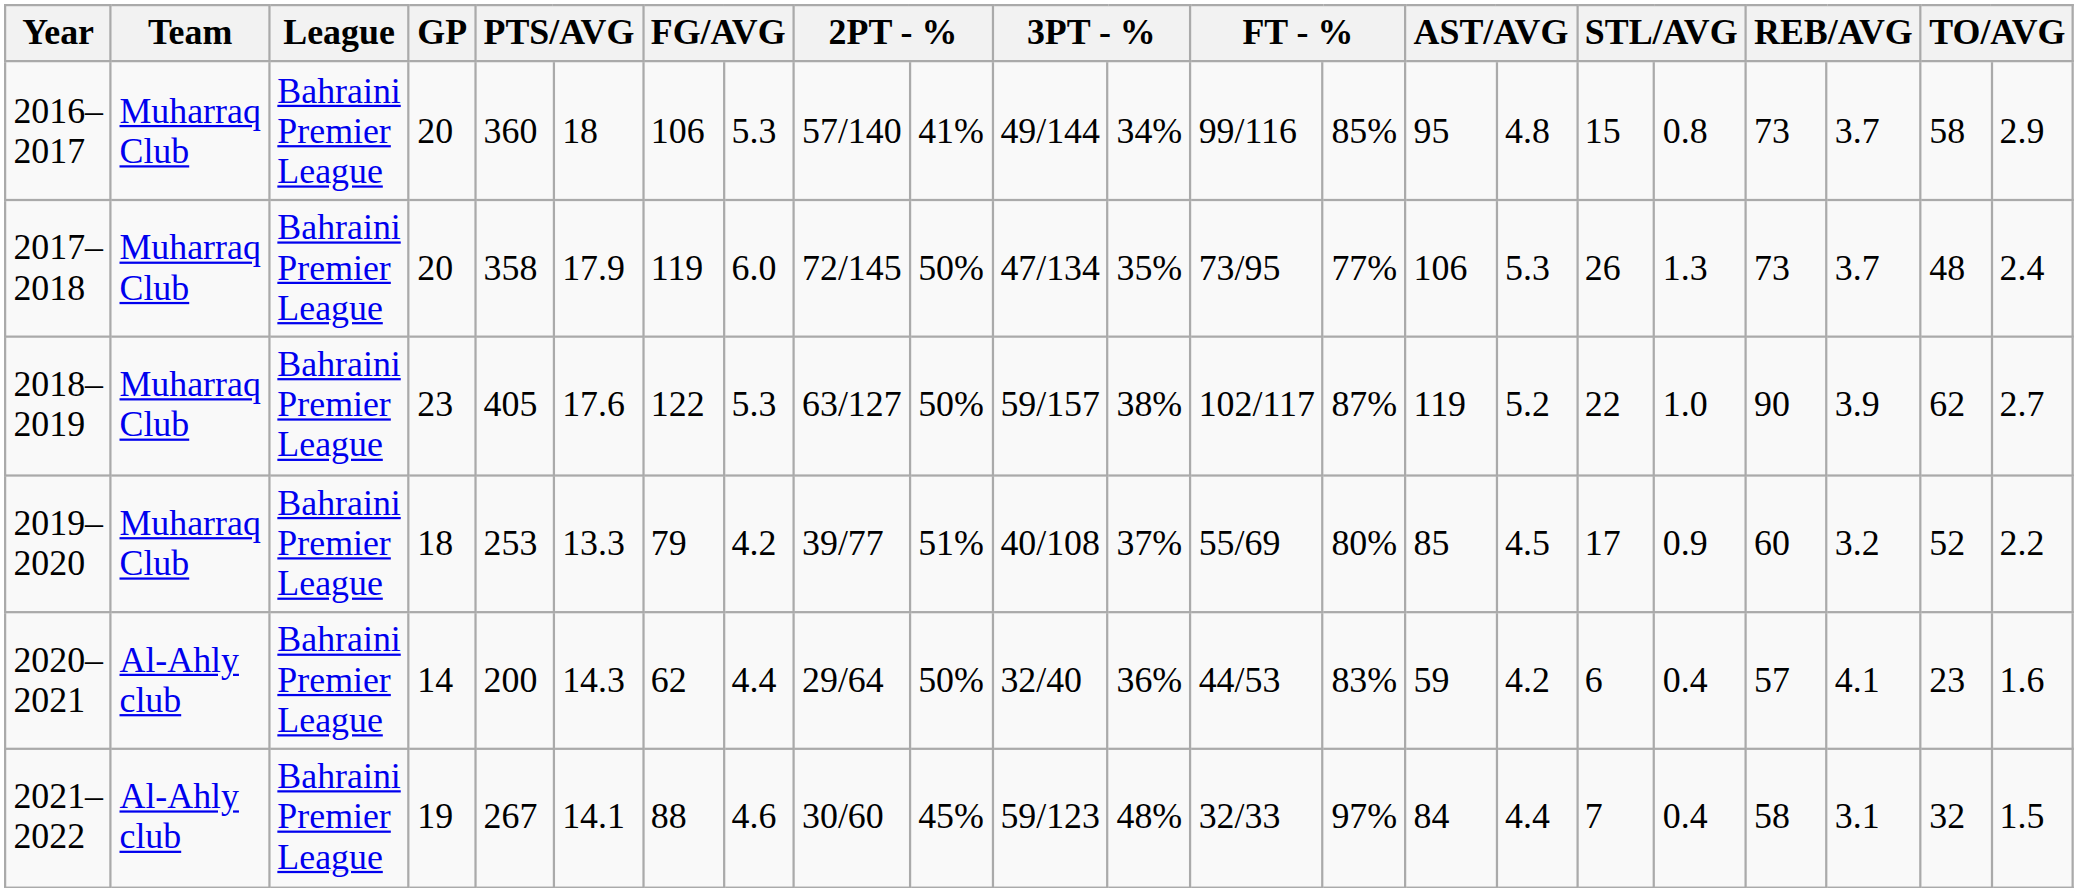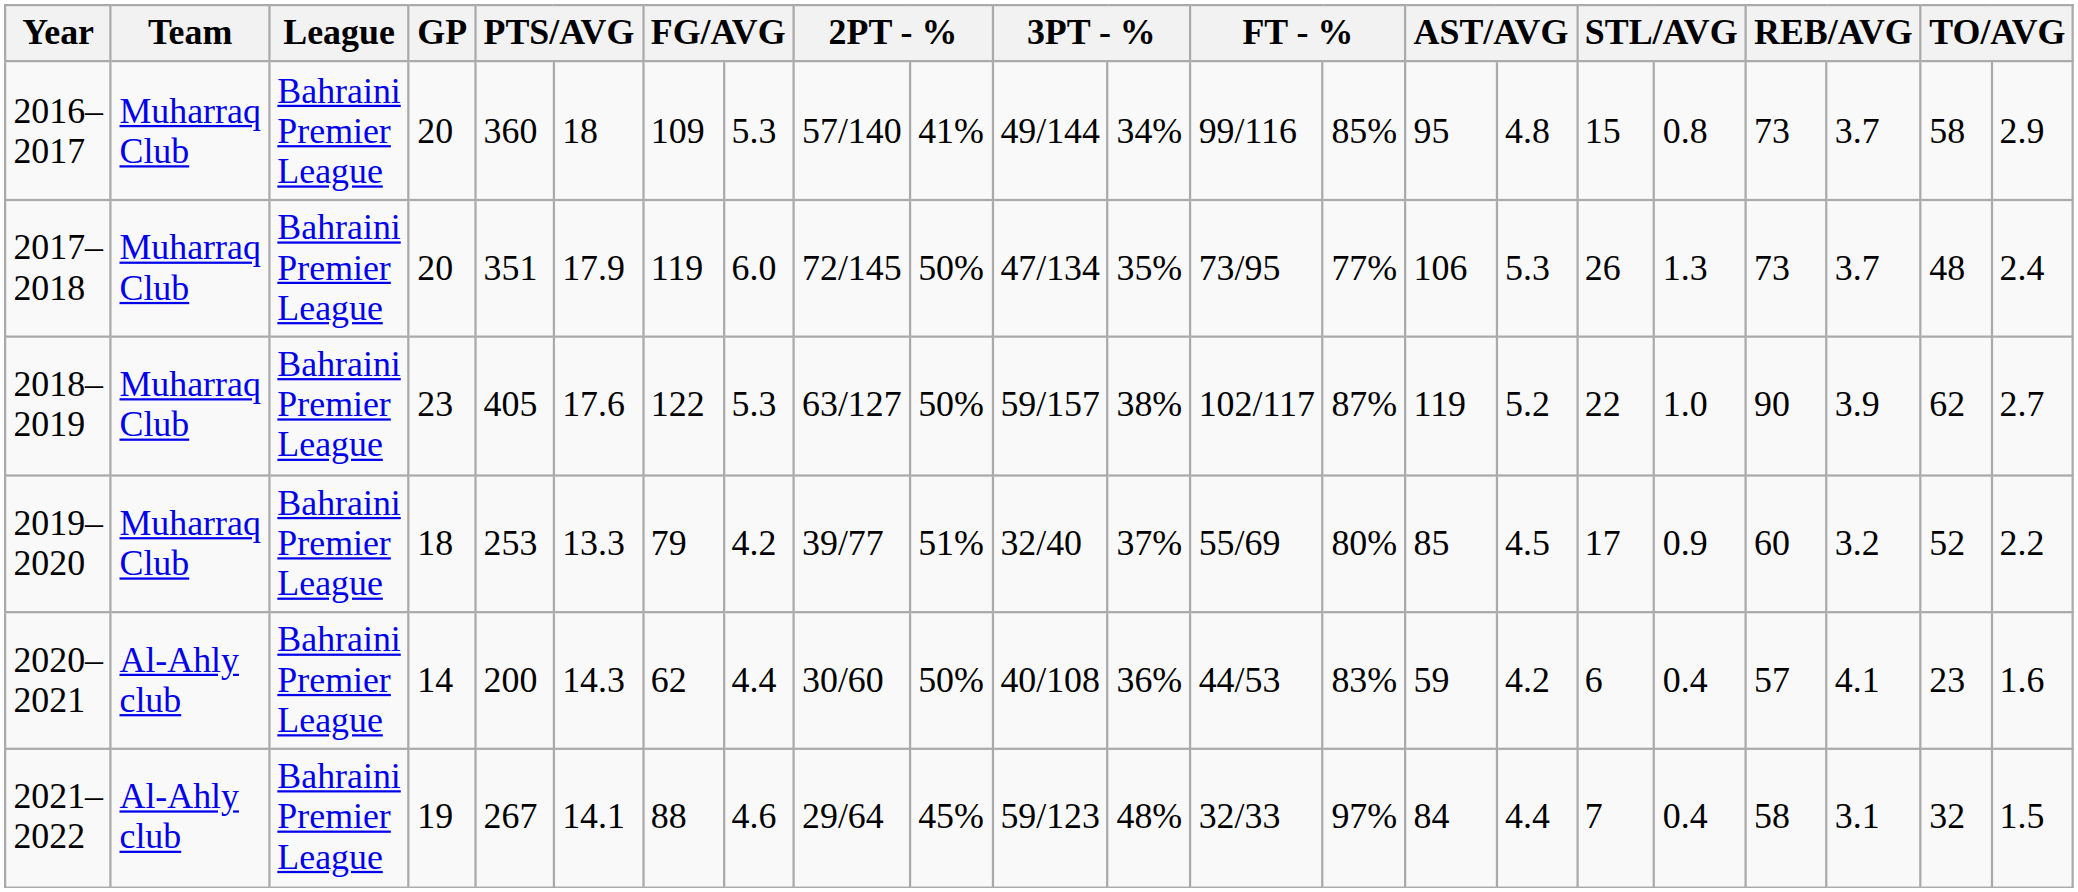(678, 130) 106 -> (678, 130) 109
(510, 267) 358 -> (510, 267) 351
(1050, 542) 40/108 -> (1041, 542) 32/40
(843, 680) 29/64 -> (843, 680) 30/60
(1041, 680) 32/40 -> (1050, 680) 40/108
(843, 817) 30/60 -> (843, 817) 29/64
